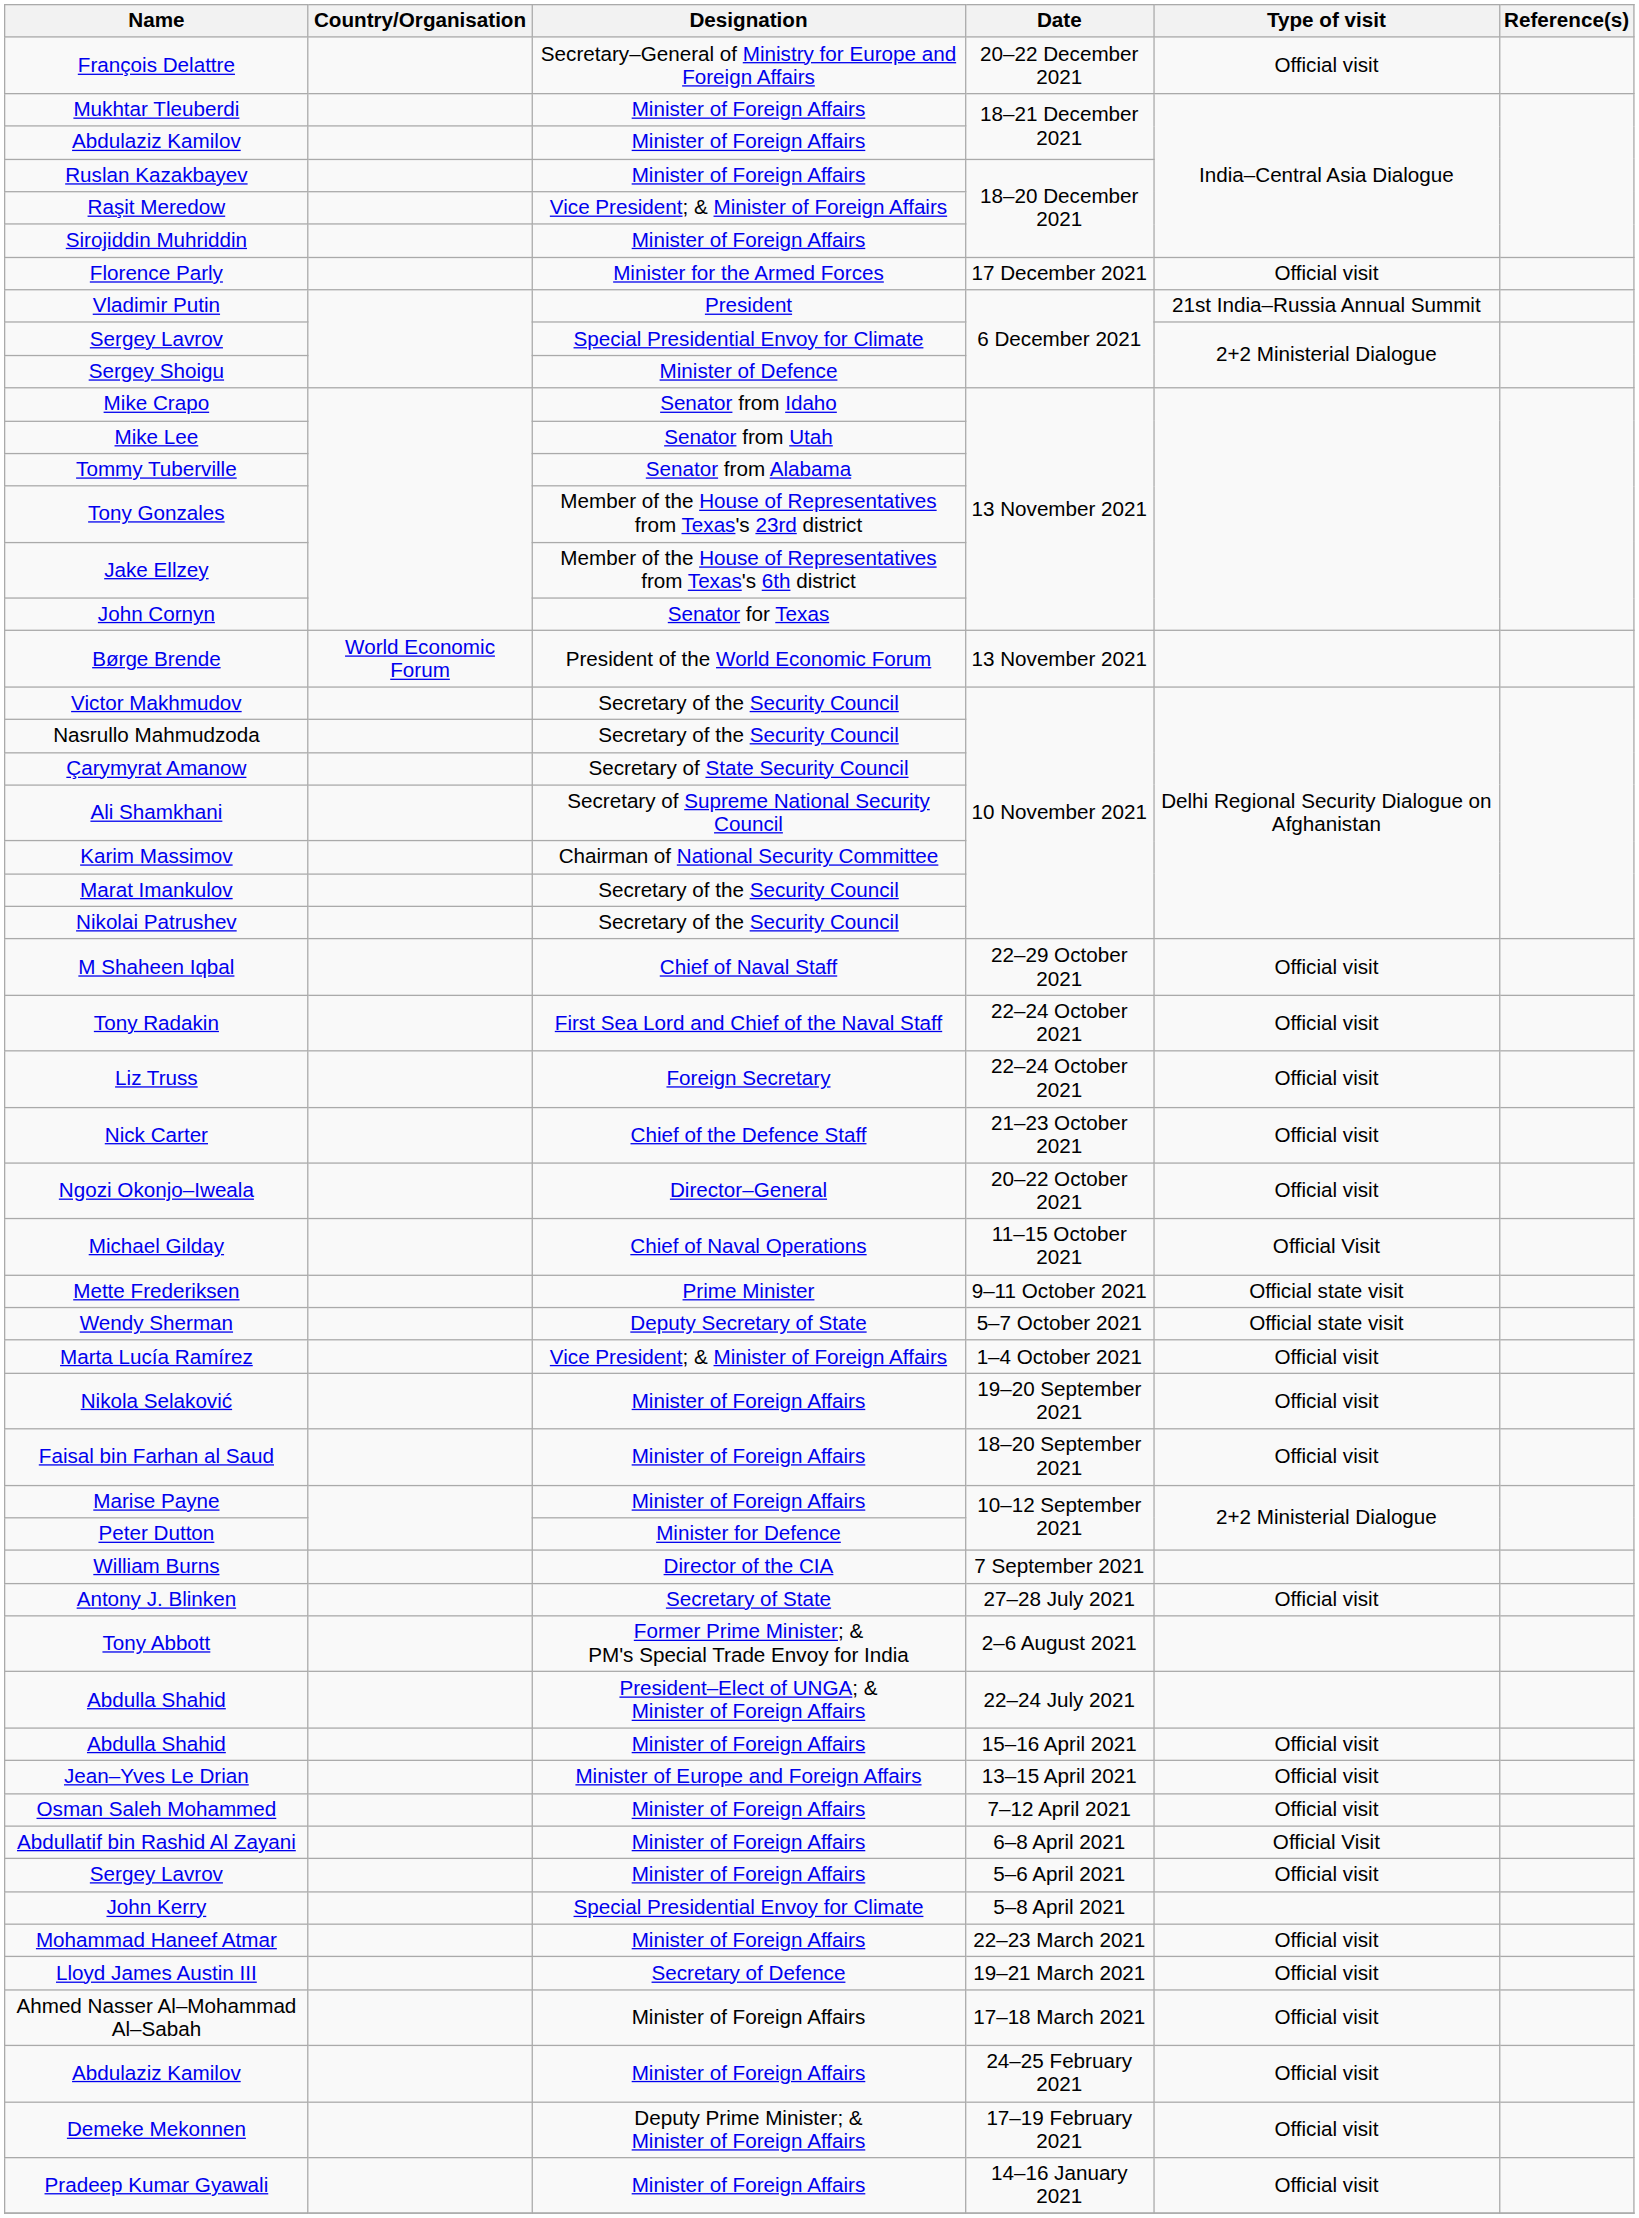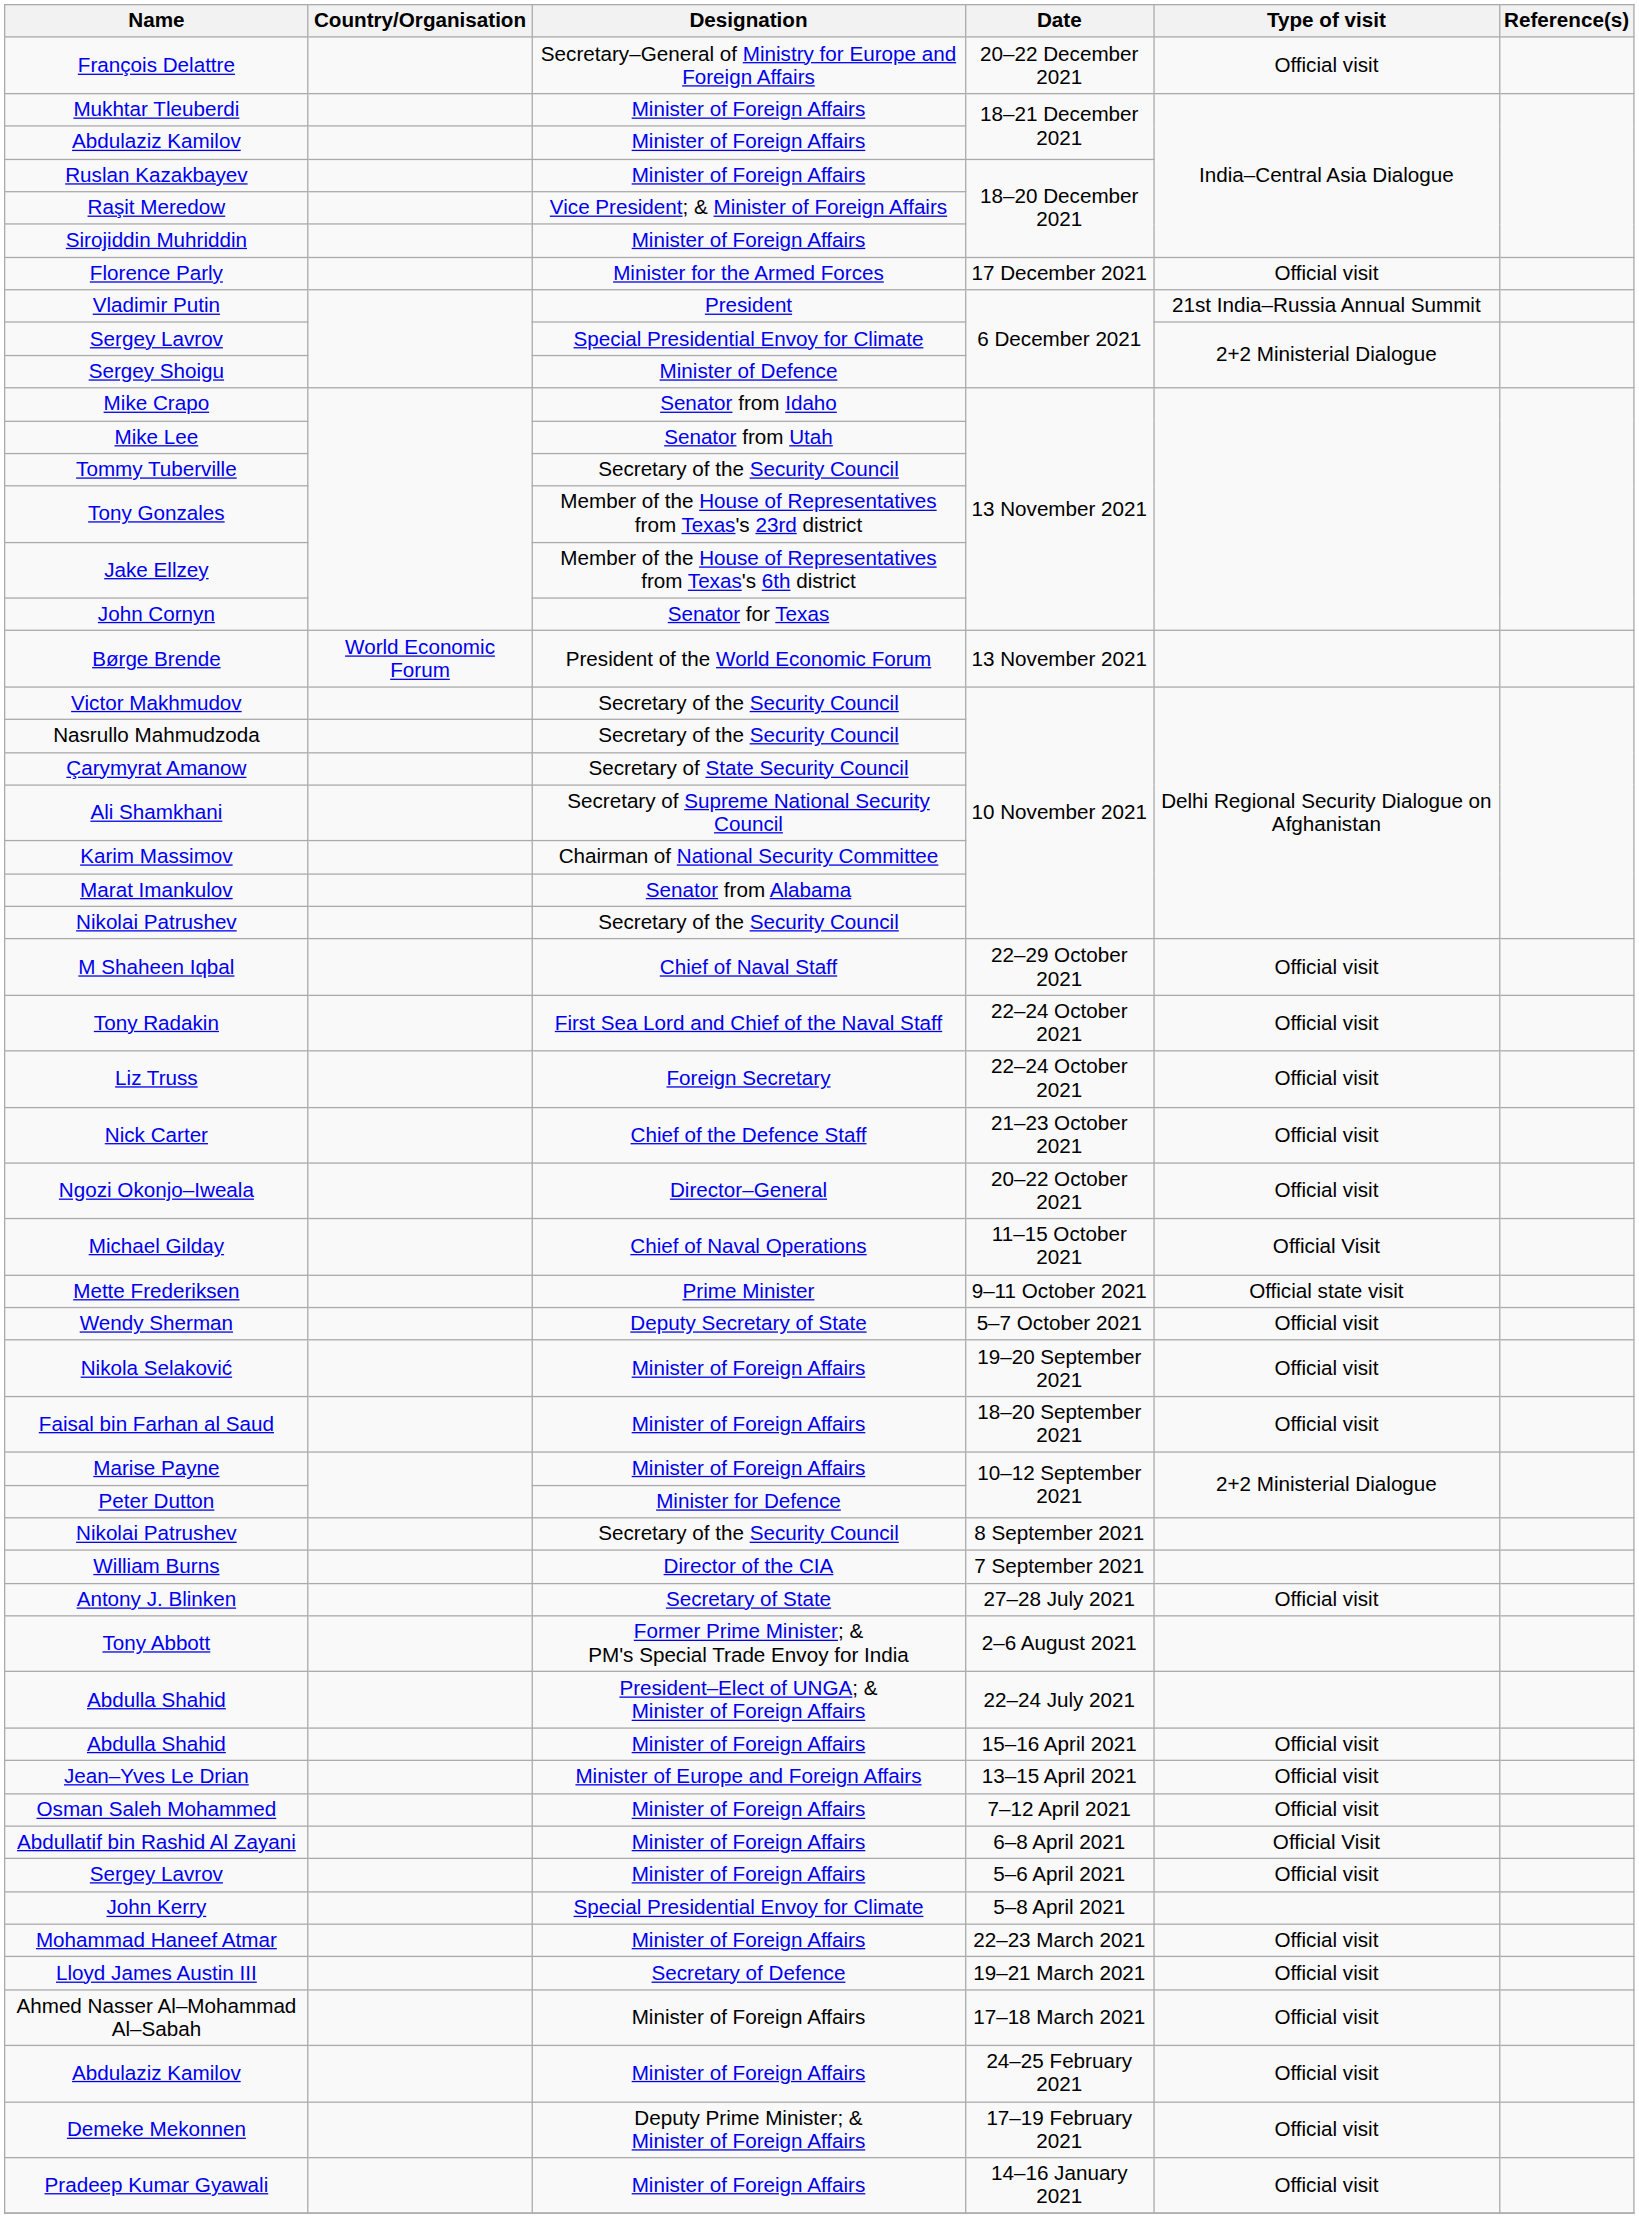(748, 469) Senator from Alabama -> (748, 469) Secretary of the Security Council
(748, 889) Secretary of the Security Council -> (748, 889) Senator from Alabama
(1326, 1323) Official state visit -> (1326, 1323) Official visit
- row: (156, 1356)
+ row: (156, 1533)
